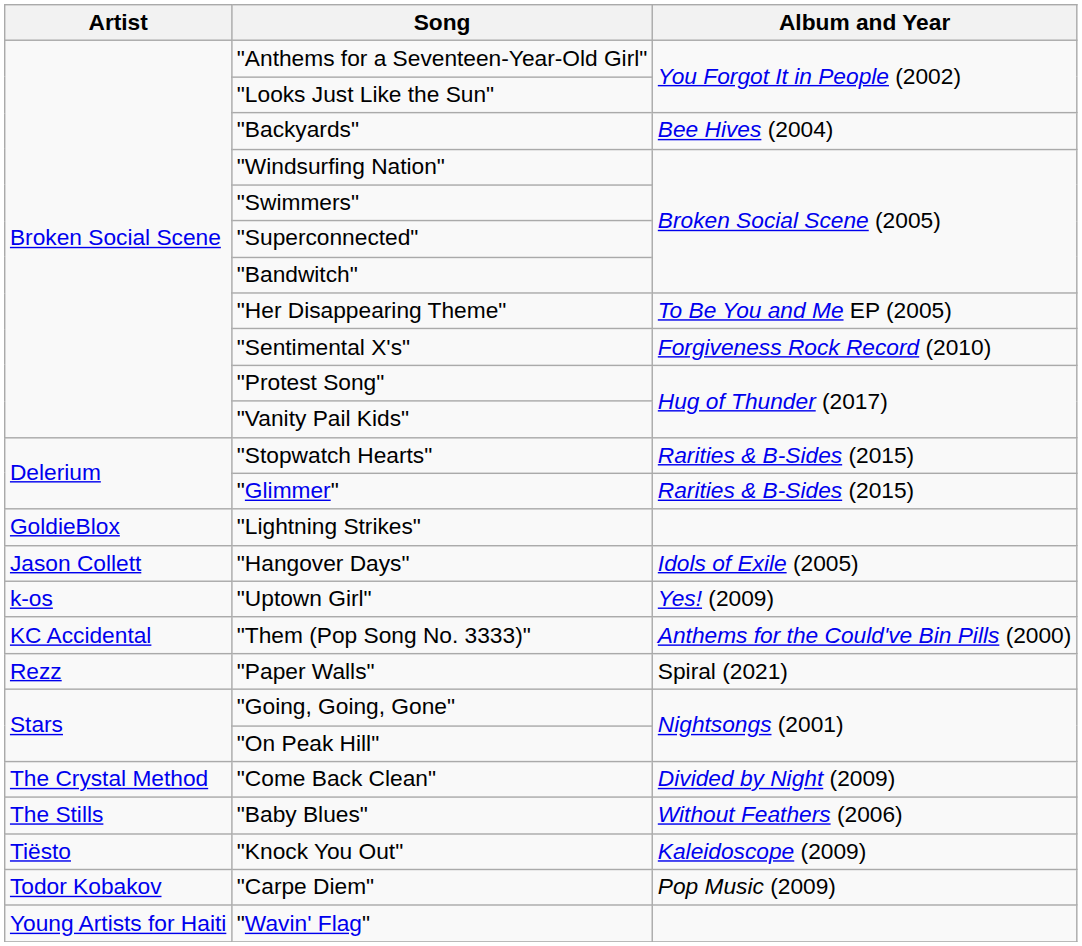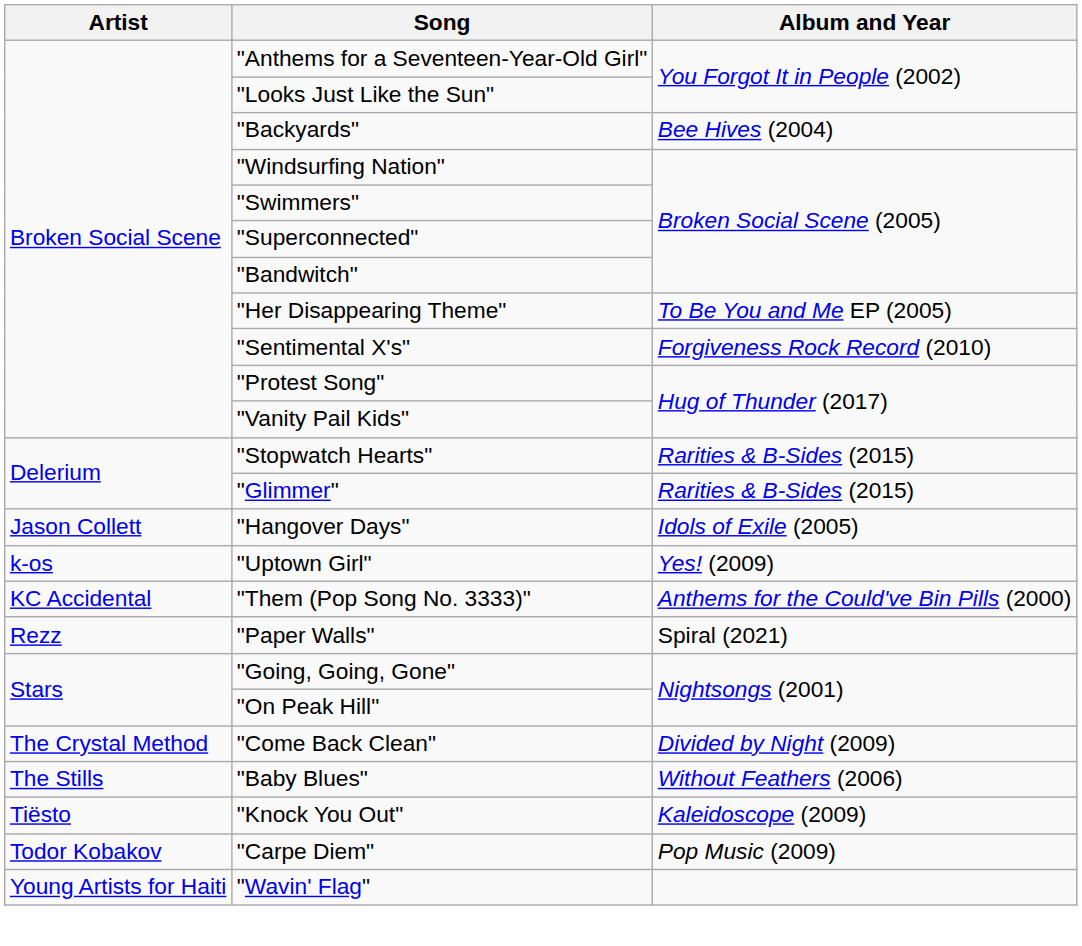- row: (329, 526)
